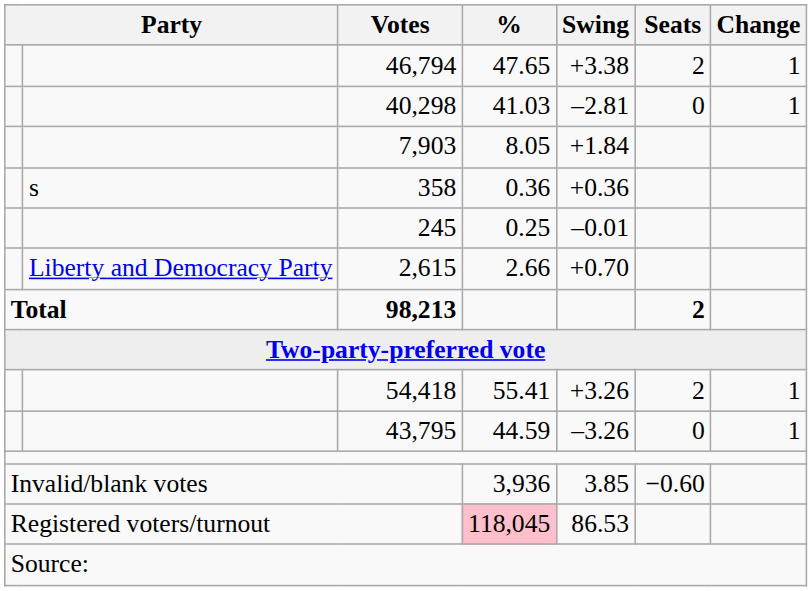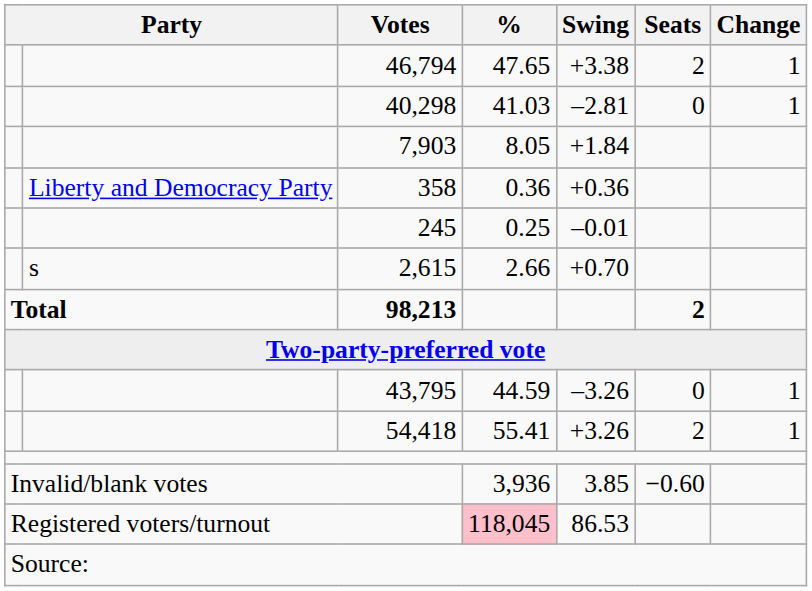(34, 187) s -> (181, 187) Liberty and Democracy Party
(181, 268) Liberty and Democracy Party -> (34, 268) s
rows swapped: (421, 390) <-> (421, 430)
